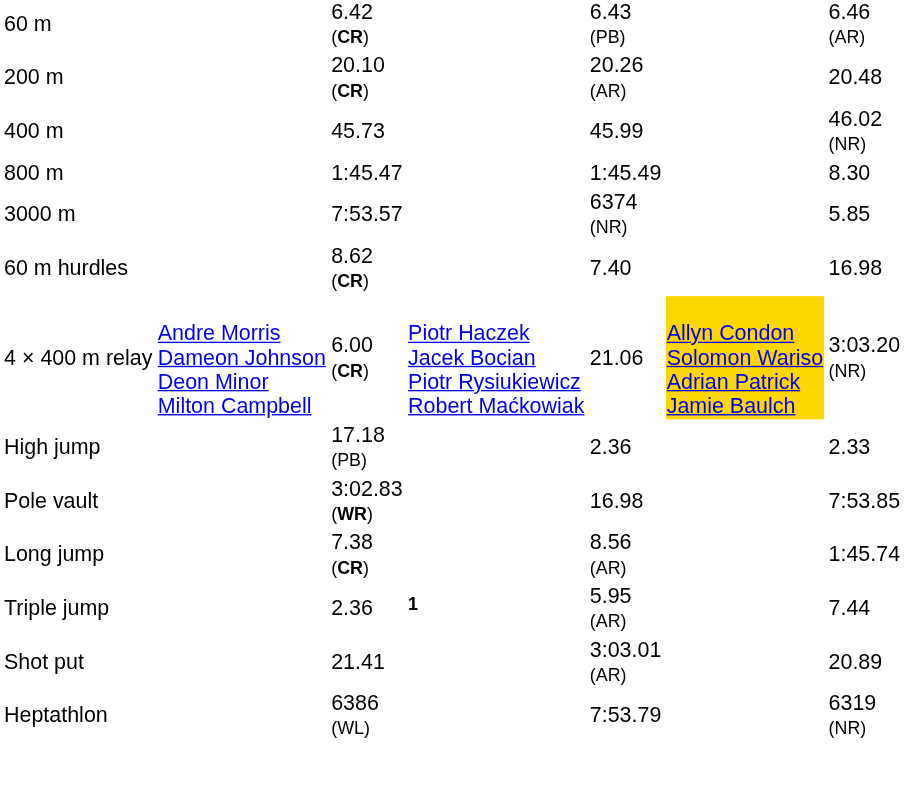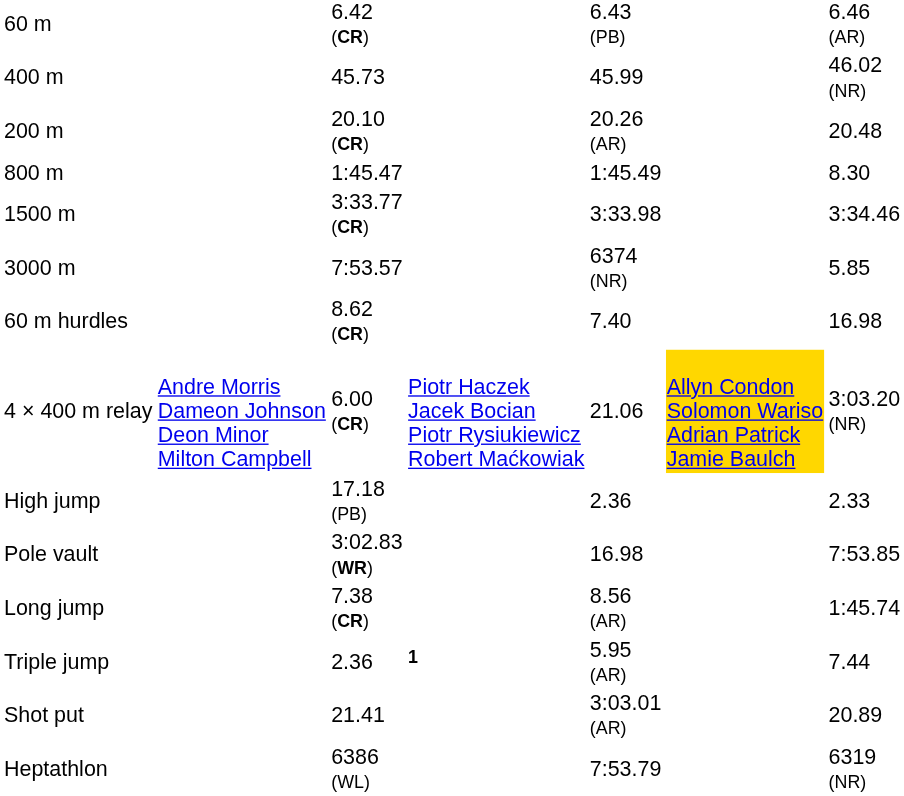rows swapped: (34, 77) <-> (34, 131)
+ row: (40, 214)
